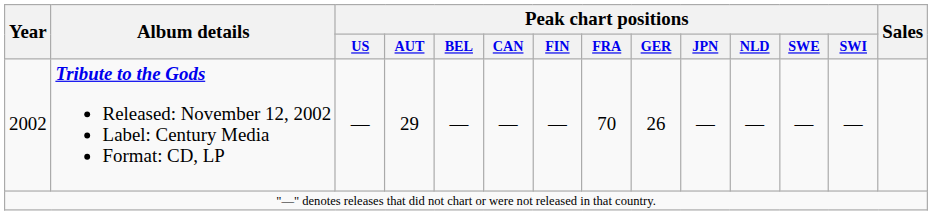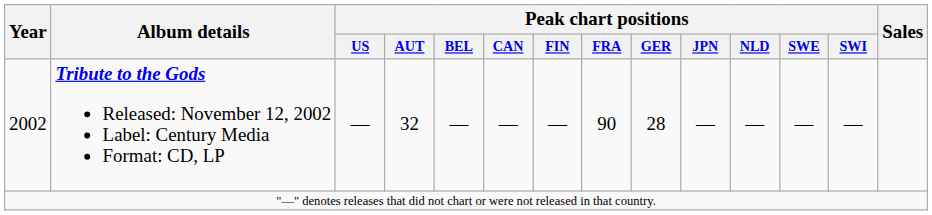(410, 124) 29 -> (410, 124) 32
(607, 124) 70 -> (607, 124) 90
(656, 124) 26 -> (656, 124) 28
